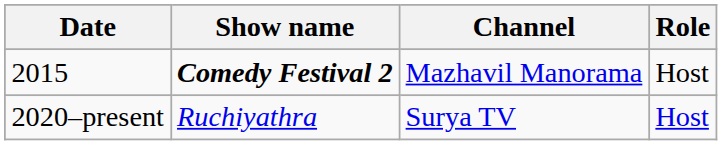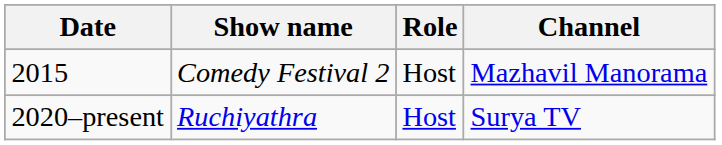columns swapped: (683, 26) <-> (524, 26)
(285, 71) bold -> (283, 71) normal
